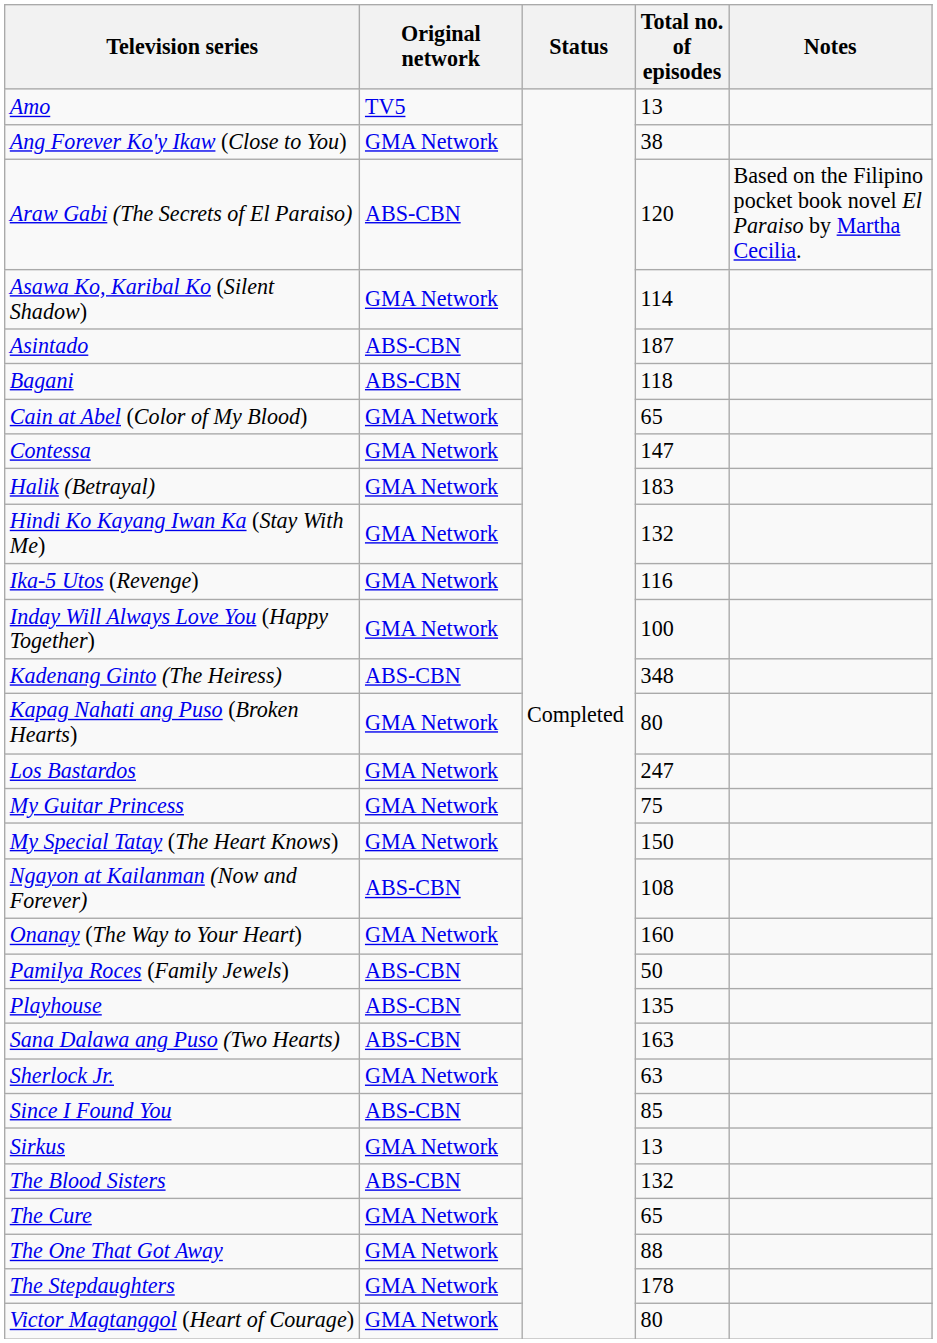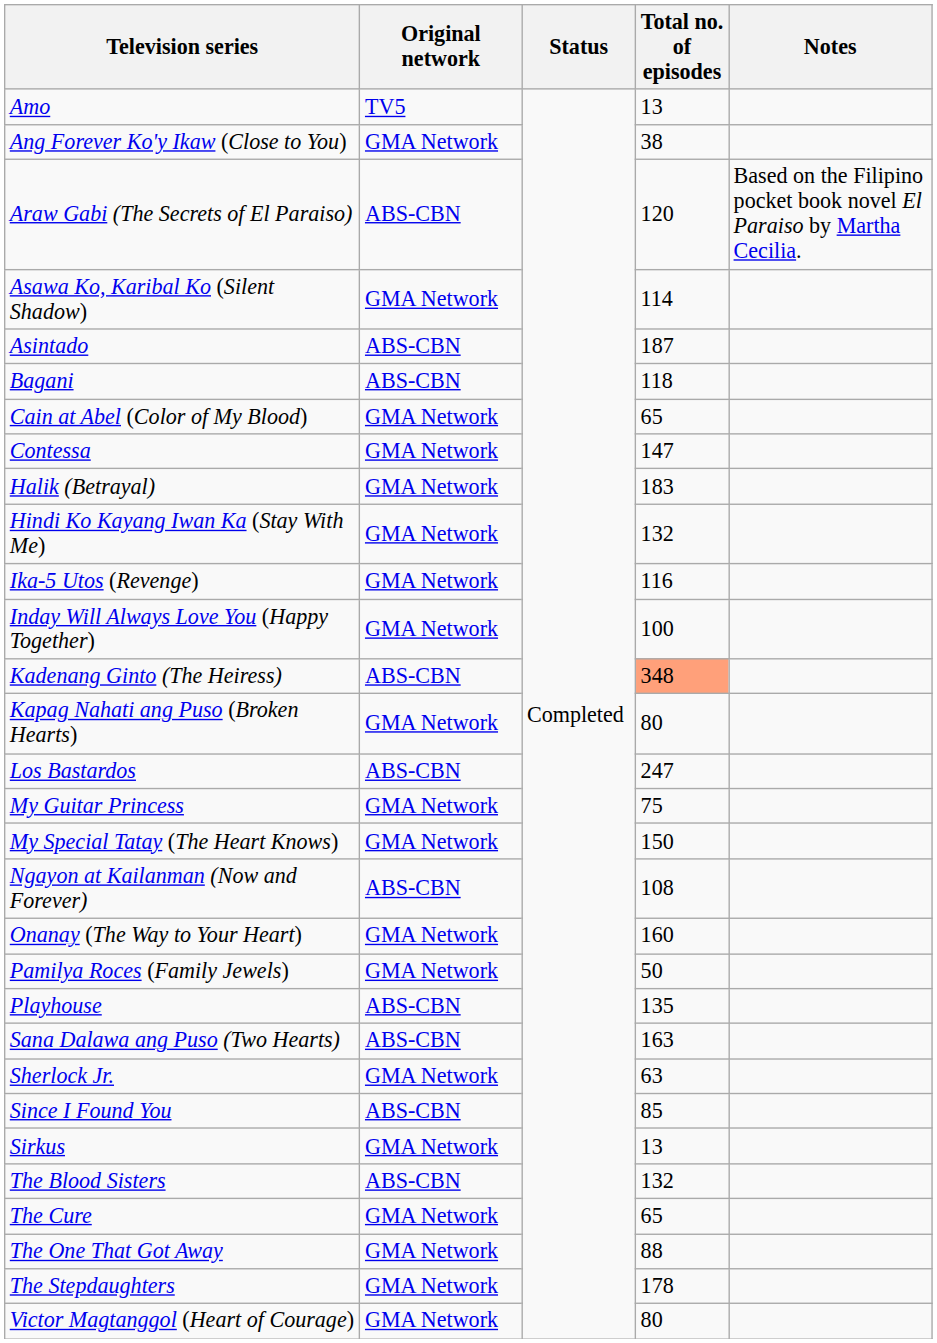(657, 675) no background -> (657, 675) lightsalmon background
(431, 770) GMA Network -> (413, 770) ABS-CBN
(413, 970) ABS-CBN -> (431, 970) GMA Network
